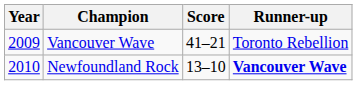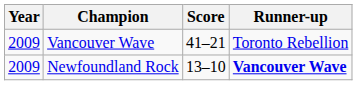(24, 67) 2010 -> (24, 67) 2009
